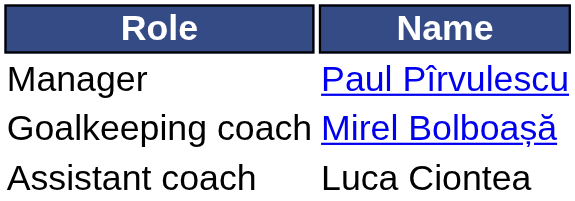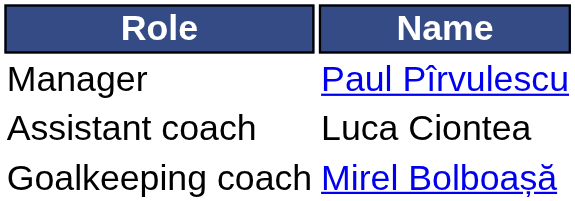rows swapped: (132, 177) <-> (159, 128)
